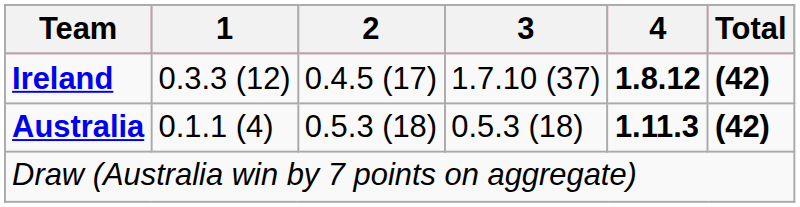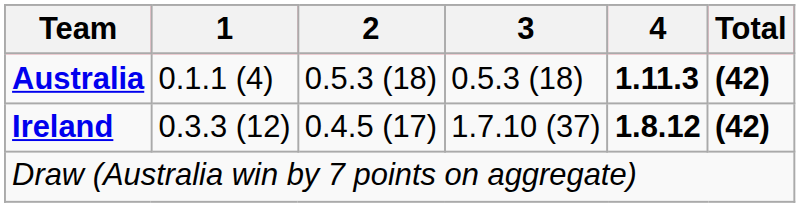rows swapped: (63, 77) <-> (78, 126)
